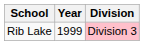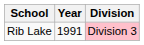(70, 31) 1999 -> (70, 31) 1991
